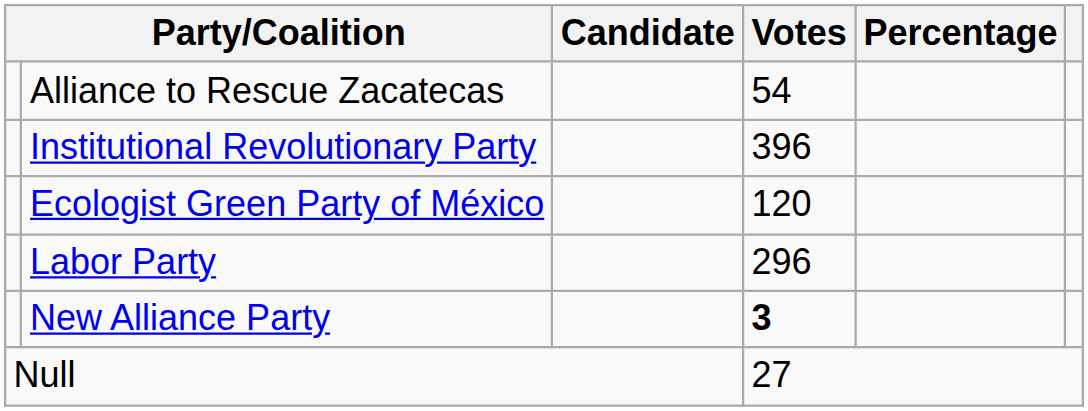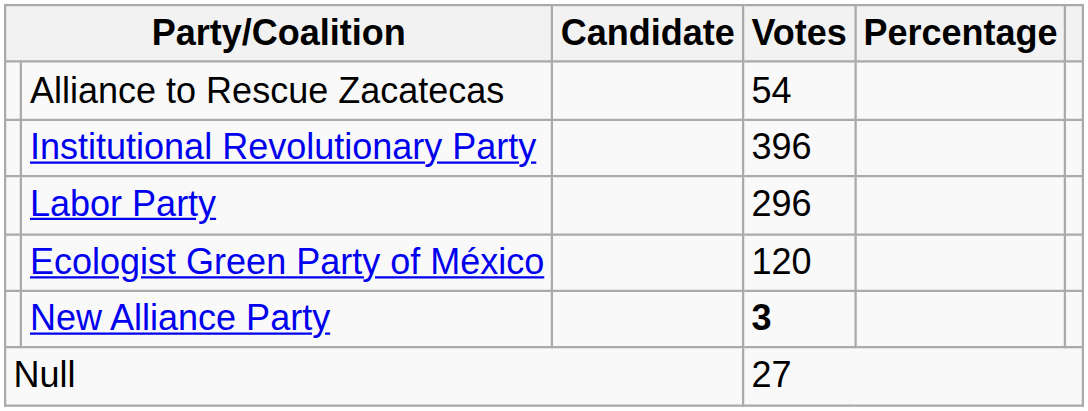rows swapped: (287, 204) <-> (123, 261)
